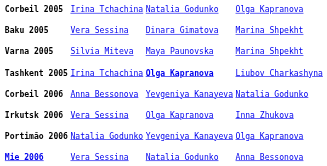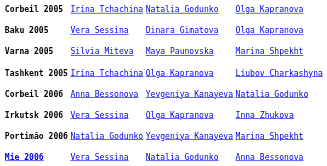(269, 30) Marina Shpekht -> (269, 30) Olga Kapranova
(180, 72) bold -> (180, 72) normal
(269, 136) Olga Kapranova -> (269, 136) Marina Shpekht
